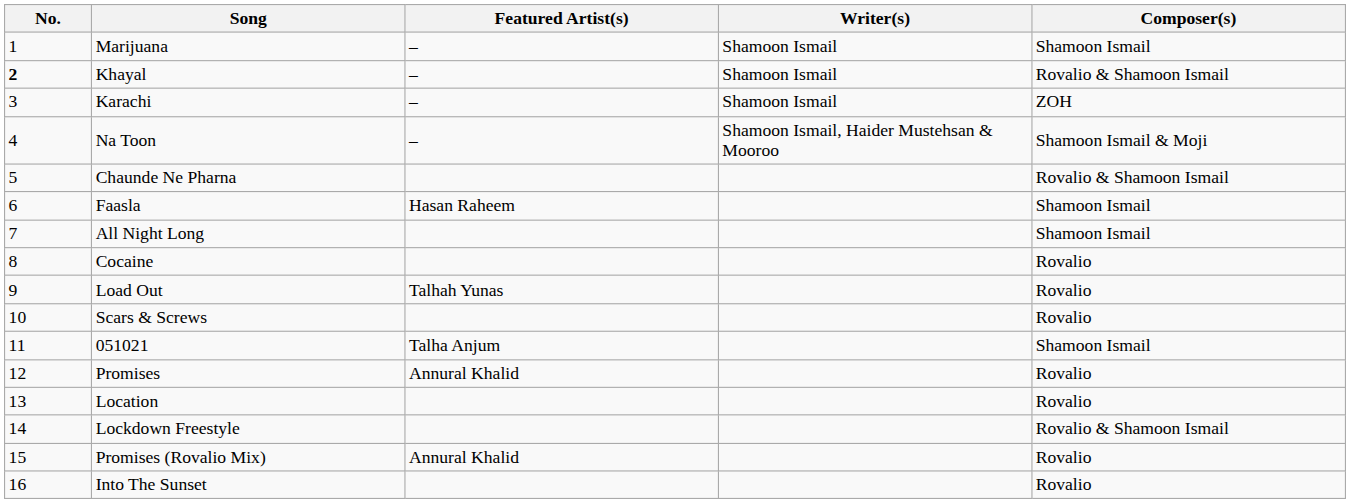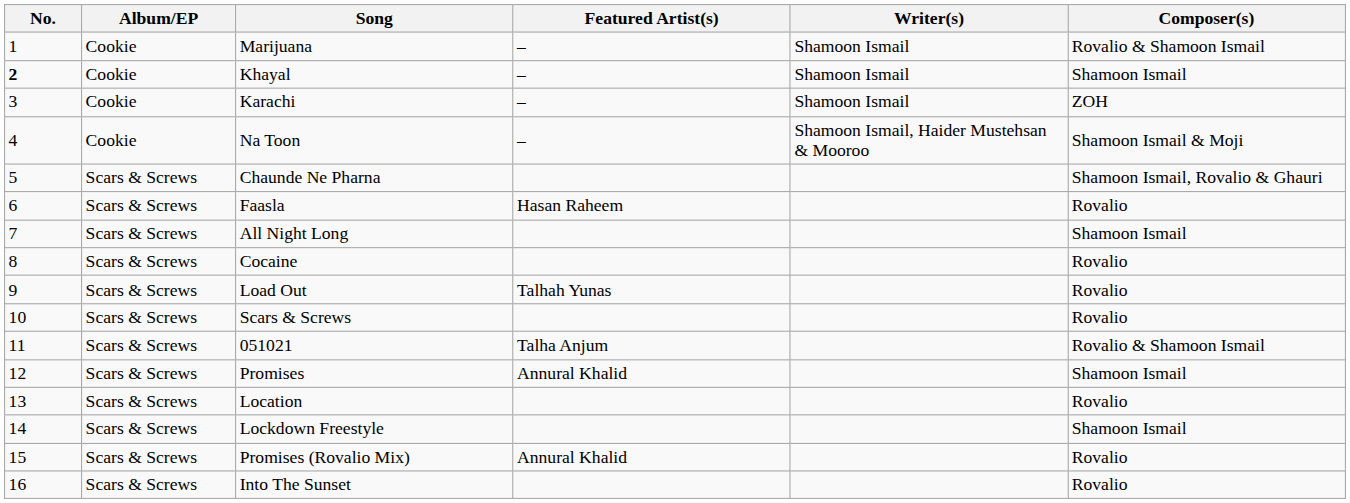+ column: (159, 18)
(1093, 46) Shamoon Ismail -> (1168, 46) Rovalio & Shamoon Ismail
(1132, 74) Rovalio & Shamoon Ismail -> (1129, 74) Shamoon Ismail
(1132, 177) Rovalio & Shamoon Ismail -> (1197, 177) Shamoon Ismail, Rovalio & Ghauri
(1093, 205) Shamoon Ismail -> (1100, 205) Rovalio
(1093, 345) Shamoon Ismail -> (1168, 345) Rovalio & Shamoon Ismail
(1064, 373) Rovalio -> (1129, 373) Shamoon Ismail
(1132, 429) Rovalio & Shamoon Ismail -> (1129, 429) Shamoon Ismail
